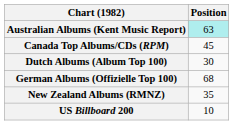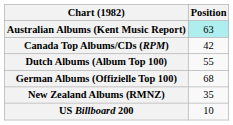(209, 45) 45 -> (209, 45) 42
(209, 62) 30 -> (209, 62) 55
